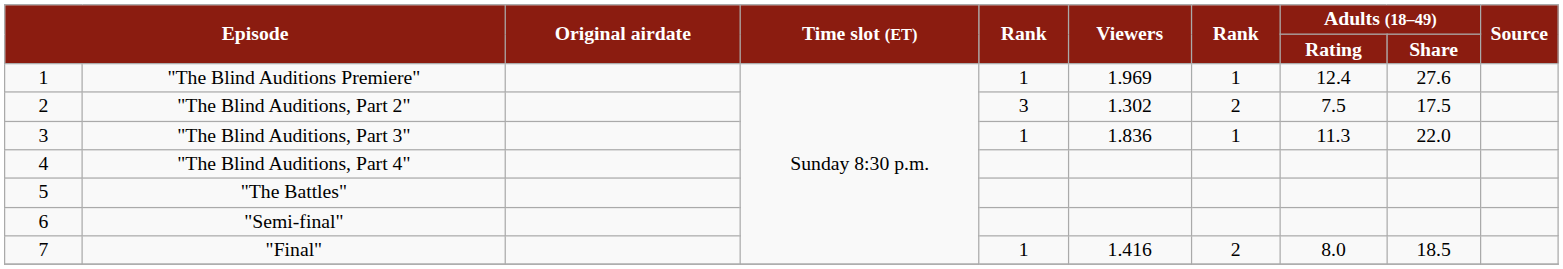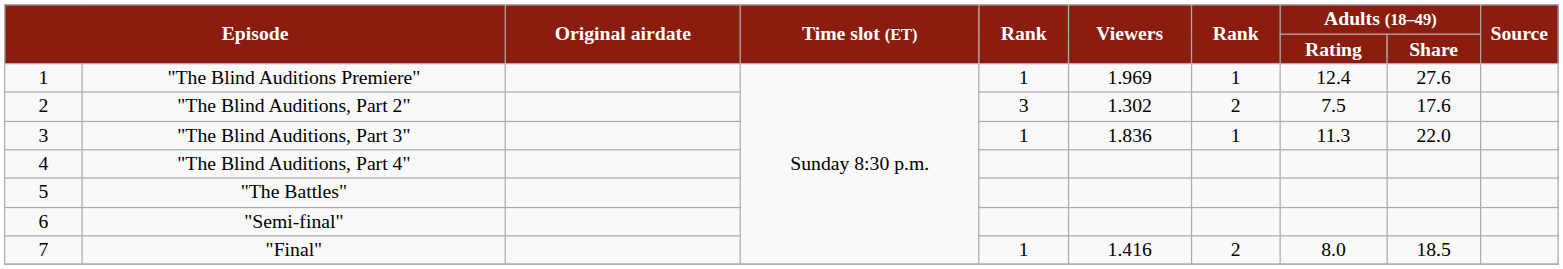(1434, 106) 17.5 -> (1434, 106) 17.6
